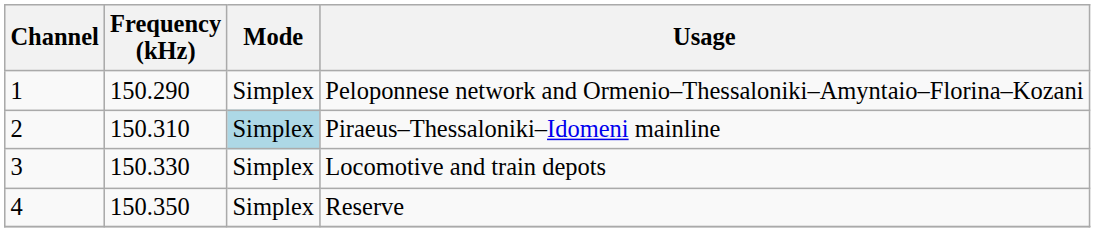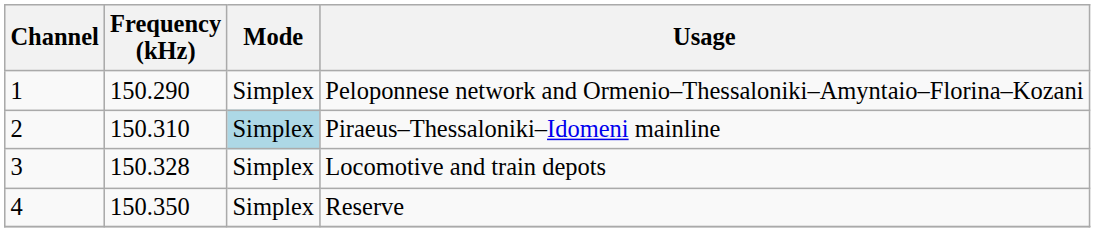(150, 167) 150.330 -> (150, 167) 150.328
